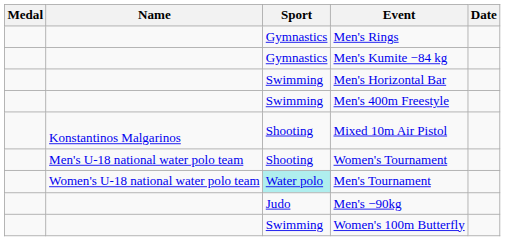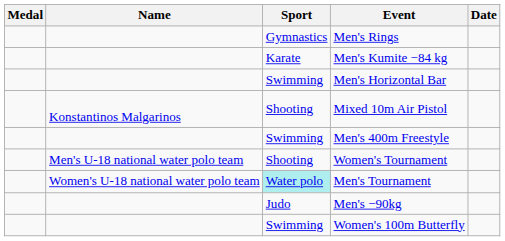(297, 58) Gymnastics -> (283, 58) Karate
rows swapped: (390, 130) <-> (391, 101)
